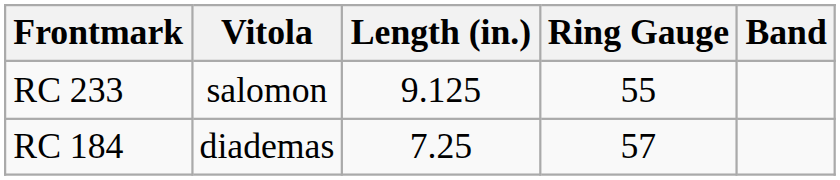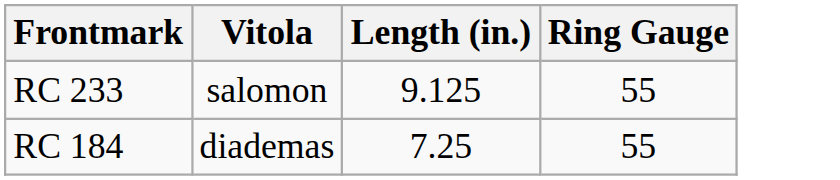- column: (786, 32)
(638, 145) 57 -> (638, 145) 55
